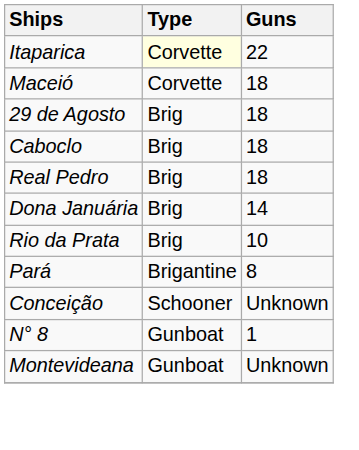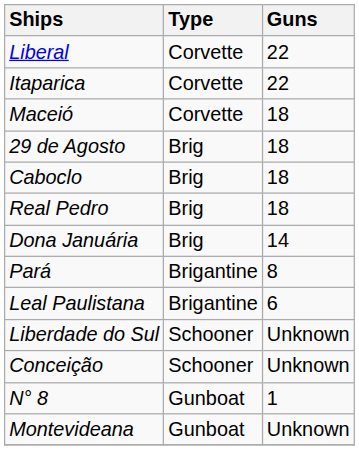+ row: (39, 51)
(185, 51) lightyellow background -> (206, 83) no background
- row: (64, 240)
+ row: (77, 303)
+ row: (84, 334)
